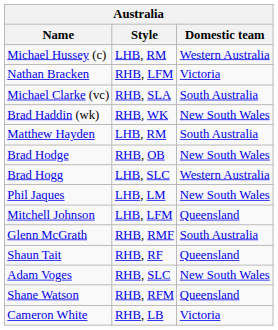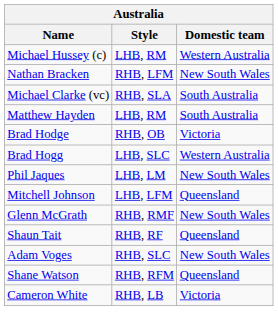(200, 74) Victoria -> (225, 74) New South Wales
- row: (53, 114)
(225, 154) New South Wales -> (200, 134) Victoria
(219, 235) South Australia -> (225, 214) New South Wales
